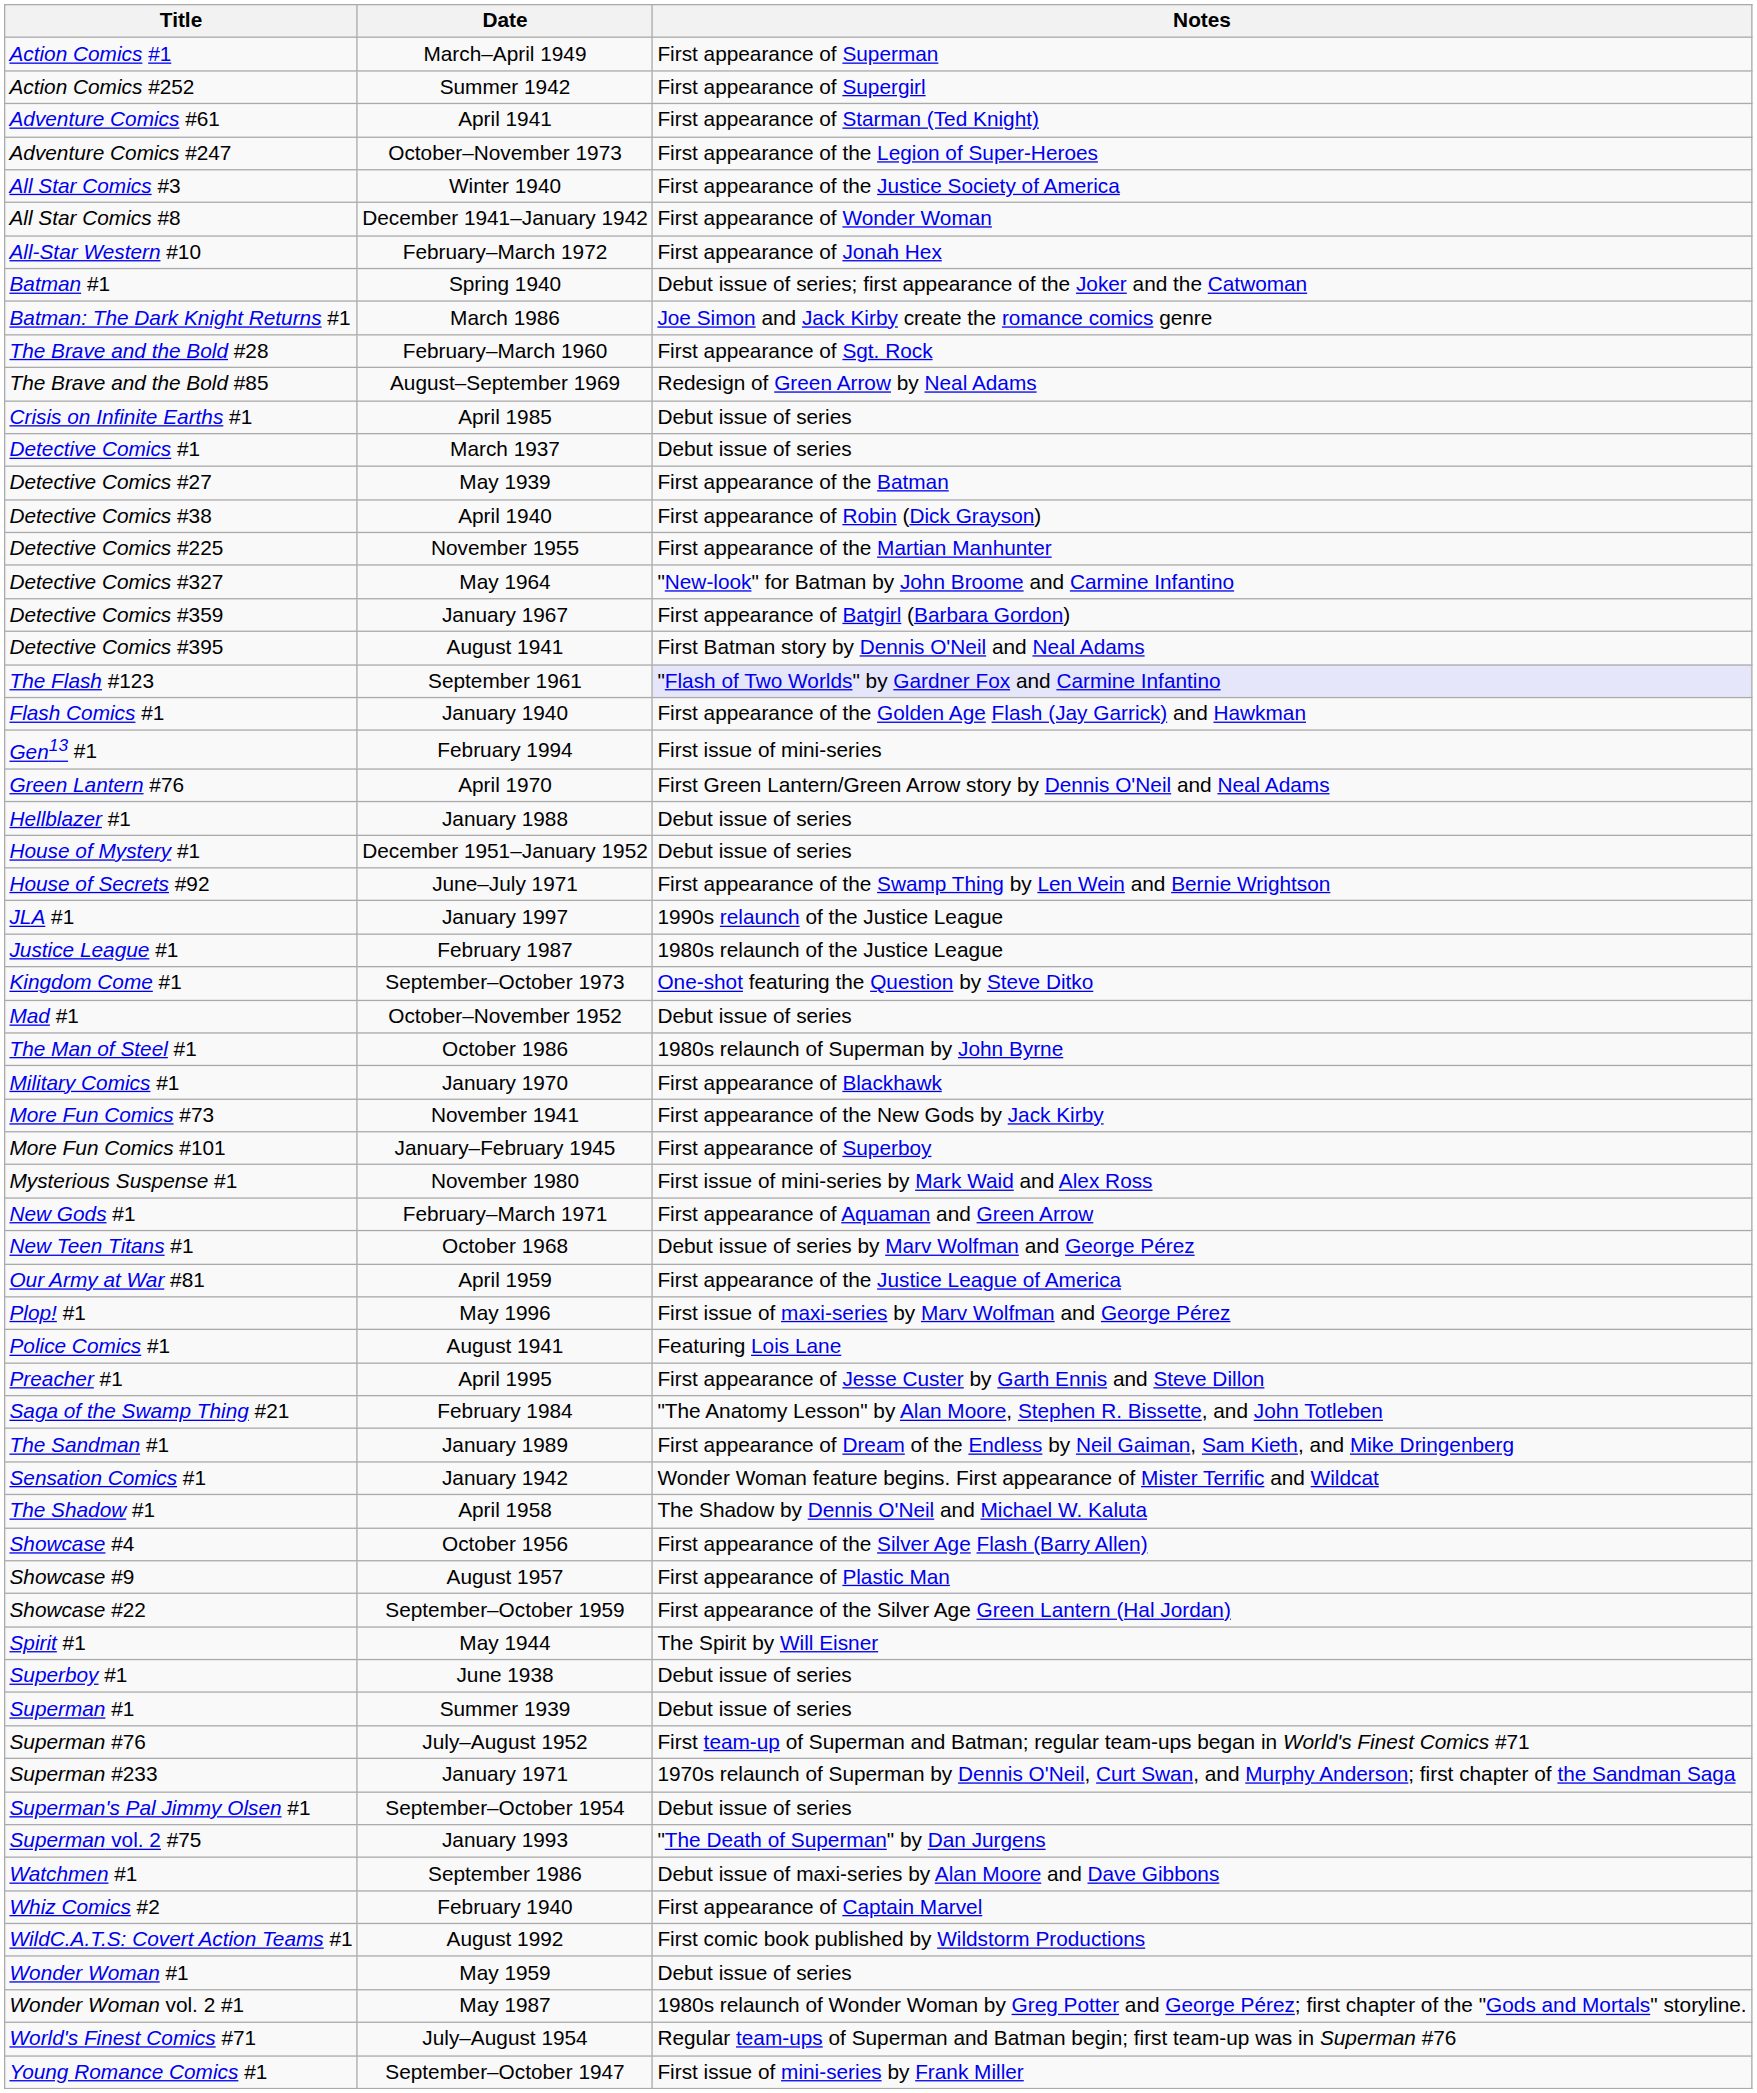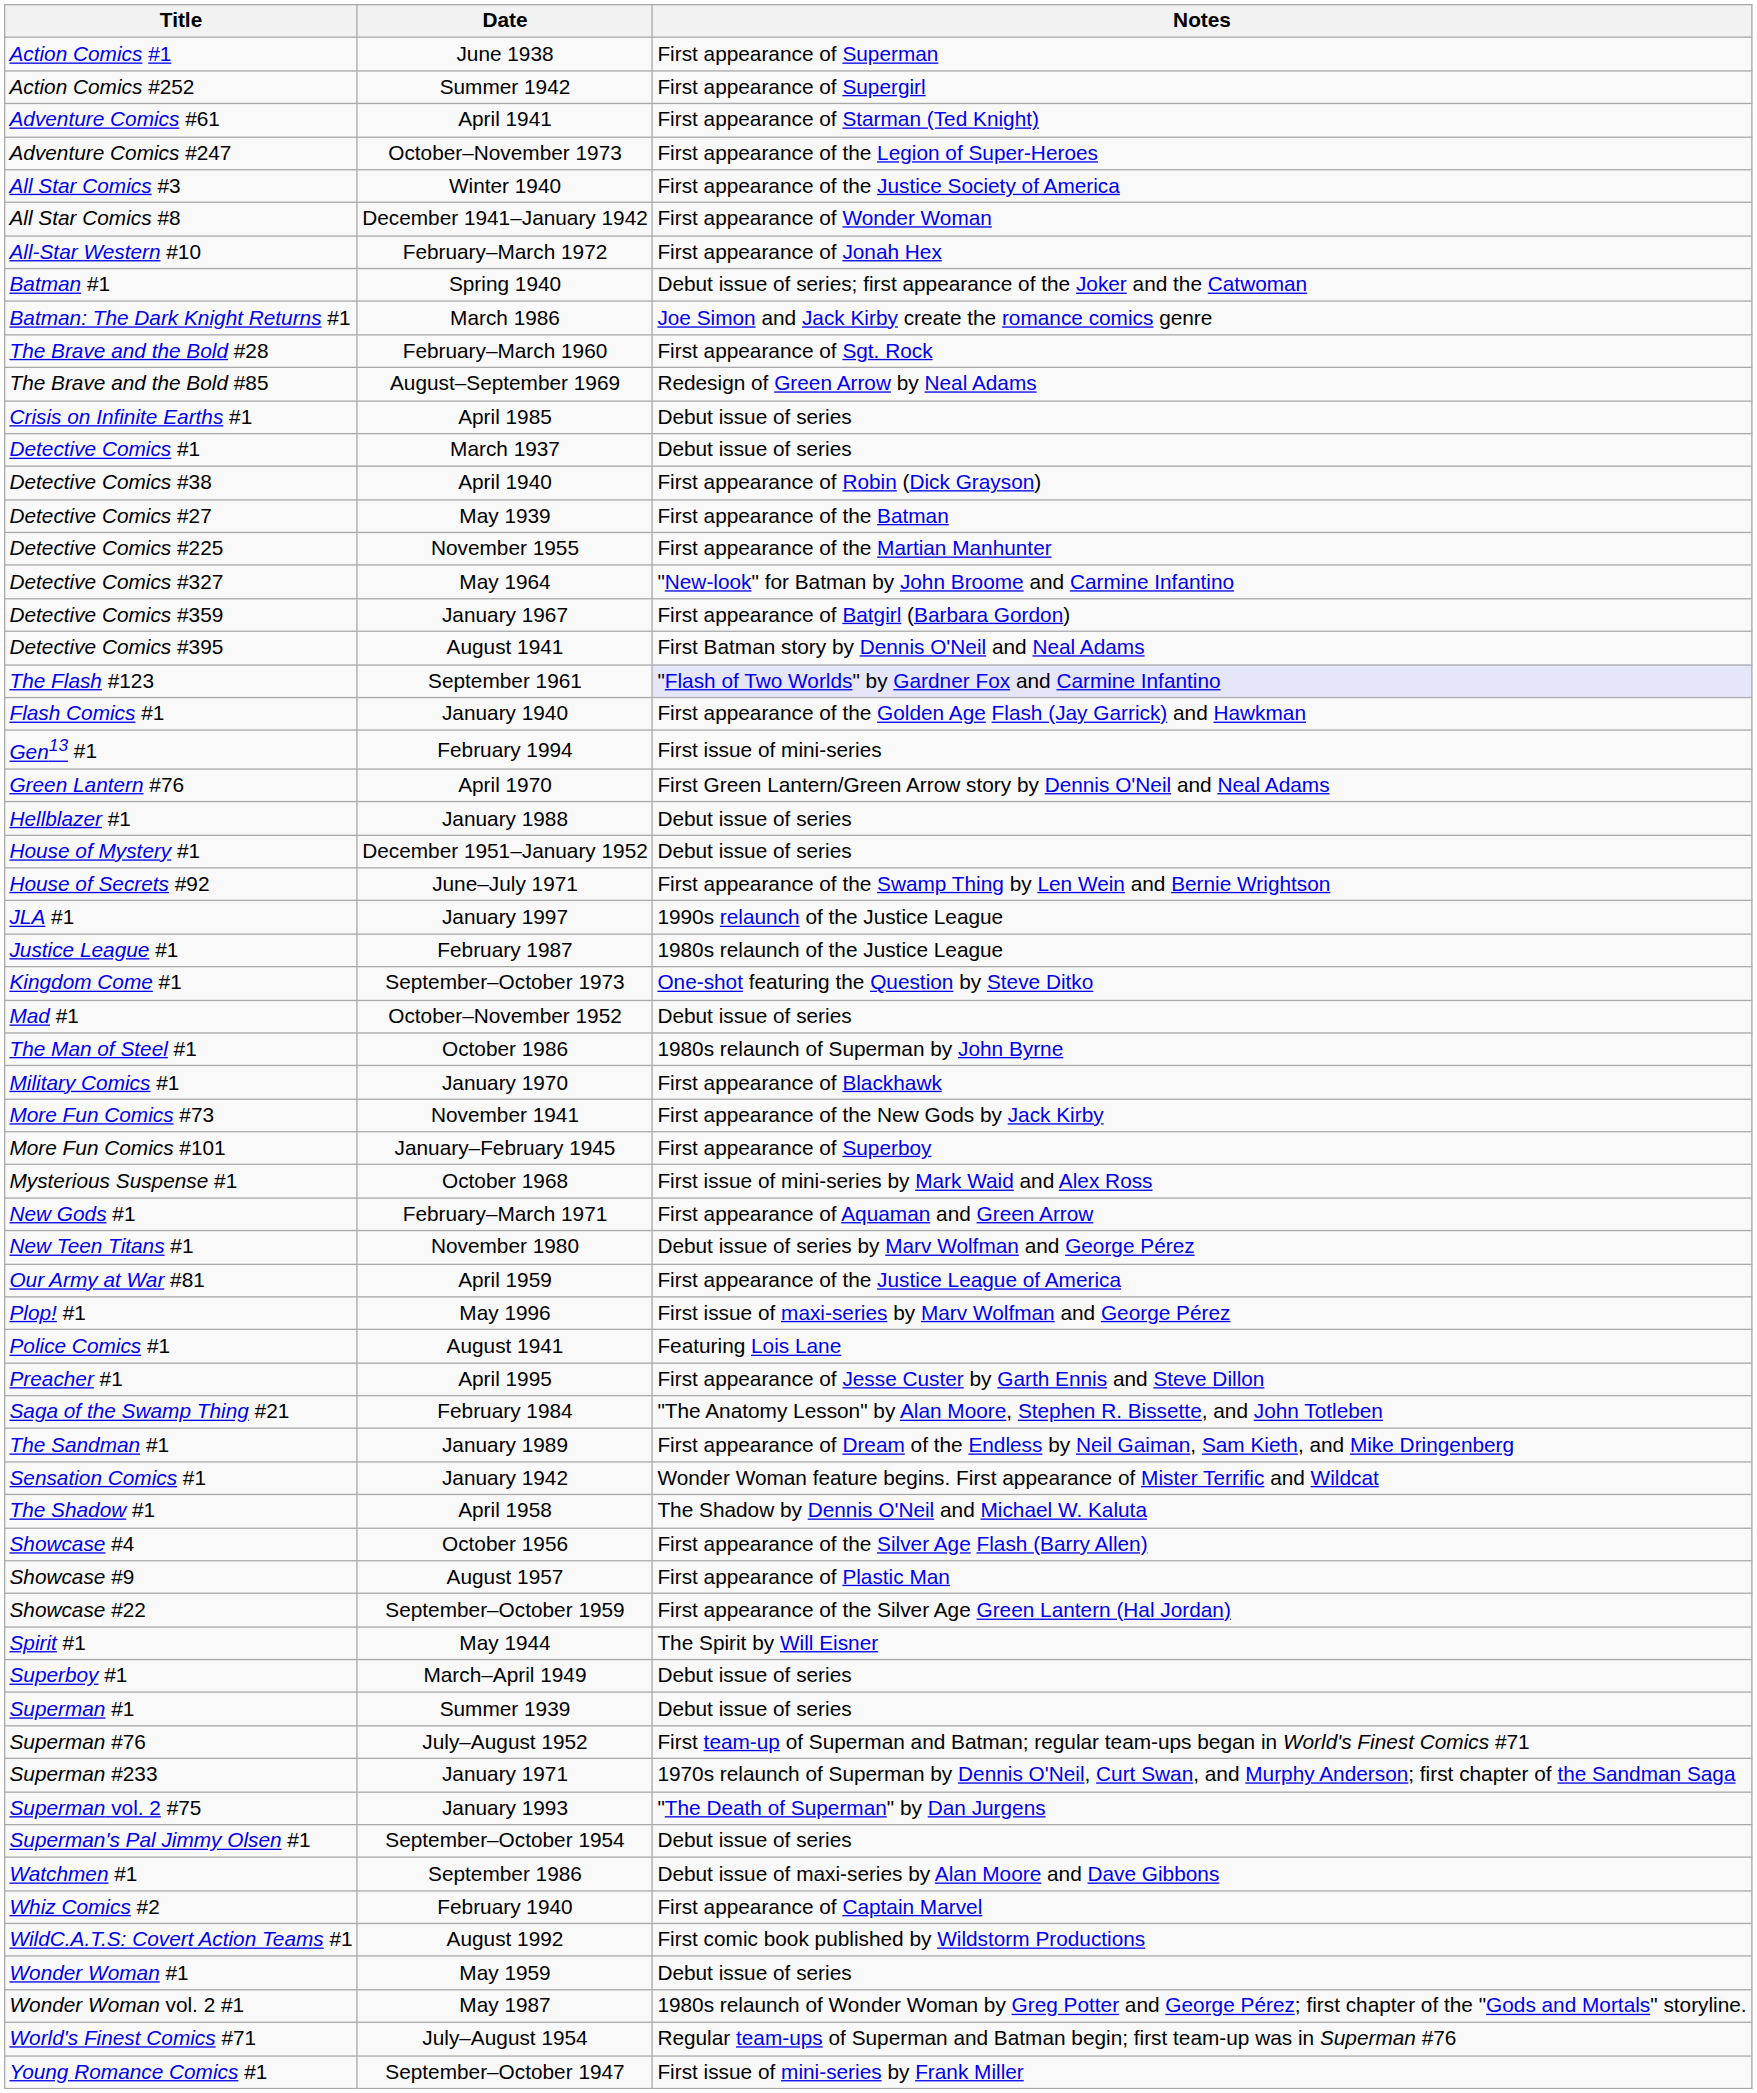(505, 53) March–April 1949 -> (505, 53) June 1938
rows swapped: (111, 482) <-> (111, 515)
(505, 1181) November 1980 -> (505, 1181) October 1968
(505, 1247) October 1968 -> (505, 1247) November 1980
(505, 1675) June 1938 -> (505, 1675) March–April 1949
rows swapped: (105, 1840) <-> (160, 1807)
